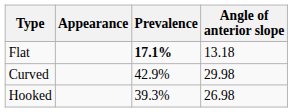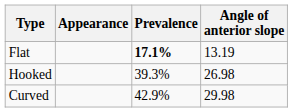(219, 52) 13.18 -> (219, 52) 13.19
rows swapped: (29, 74) <-> (30, 95)
